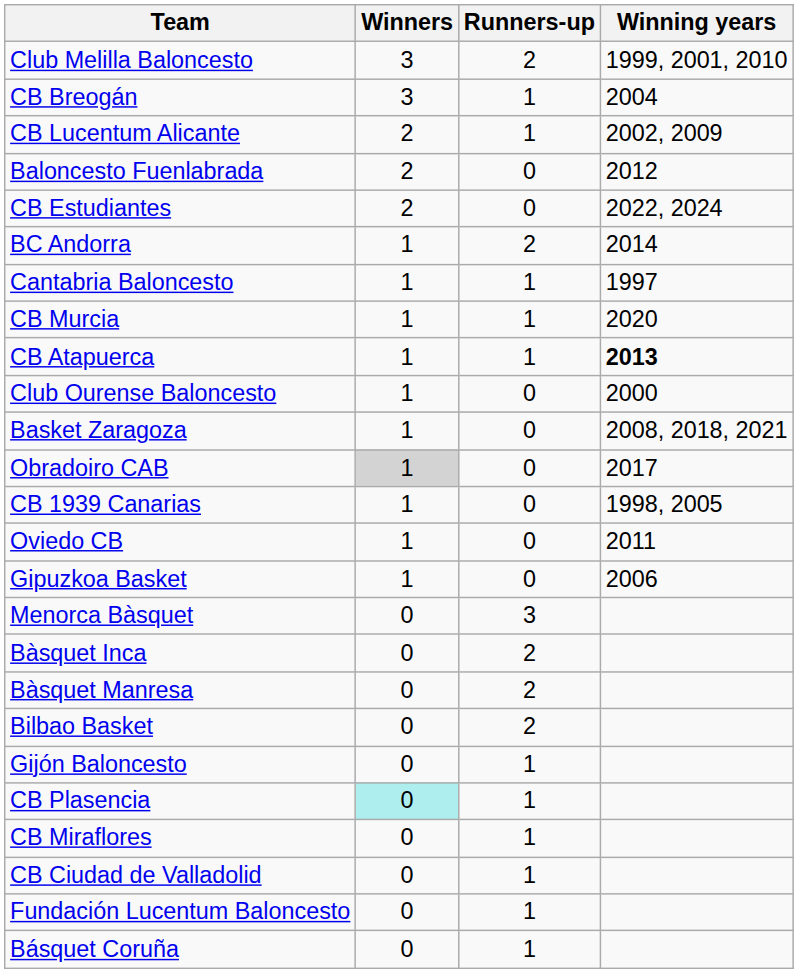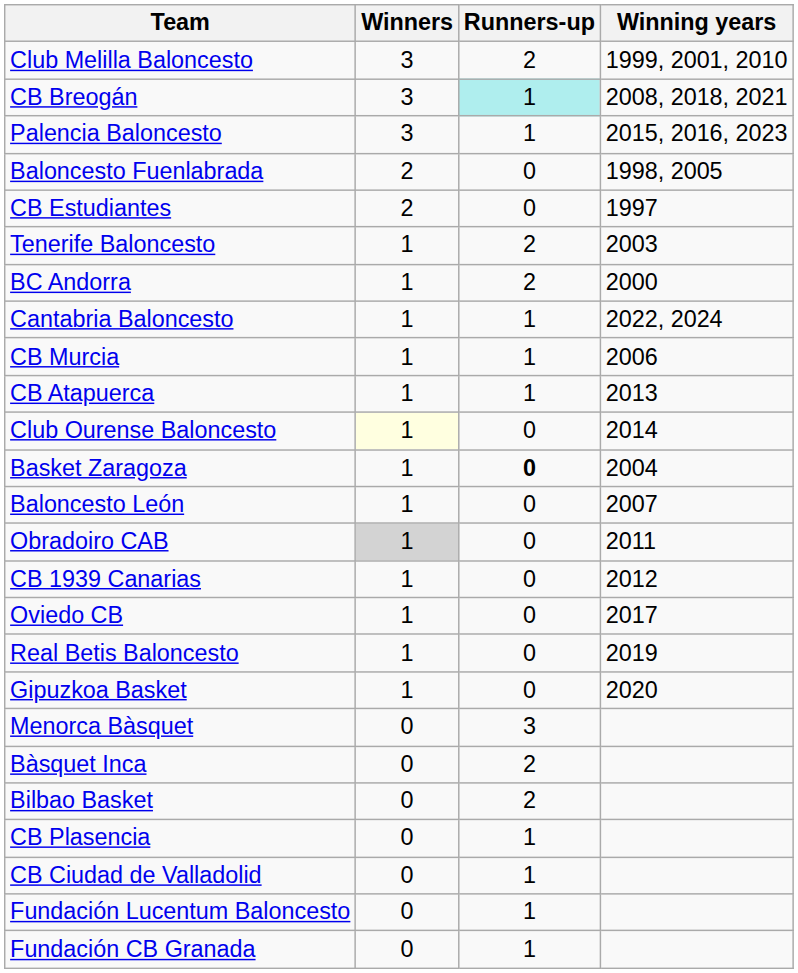(529, 97) no background -> (529, 97) paleturquoise background
(632, 97) 2004 -> (697, 97) 2008, 2018, 2021
+ row: (116, 134)
- row: (125, 134)
(632, 171) 2012 -> (664, 171) 1998, 2005
(664, 208) 2022, 2024 -> (632, 208) 1997
+ row: (113, 245)
(632, 245) 2014 -> (632, 282) 2000
(632, 282) 1997 -> (664, 319) 2022, 2024
(632, 319) 2020 -> (632, 356) 2006
(632, 356) bold -> (632, 393) normal
(407, 393) no background -> (407, 430) lightyellow background
(632, 393) 2000 -> (632, 430) 2014
(529, 430) normal -> (529, 467) bold
(697, 430) 2008, 2018, 2021 -> (632, 467) 2004
+ row: (97, 504)
(632, 467) 2017 -> (631, 541) 2011
(664, 504) 1998, 2005 -> (632, 578) 2012
(631, 541) 2011 -> (632, 615) 2017
+ row: (124, 652)
(632, 578) 2006 -> (632, 689) 2020
- row: (102, 689)
- row: (98, 763)
(407, 801) paleturquoise background -> (407, 838) no background
- row: (81, 838)
+ row: (133, 949)
- row: (95, 949)
